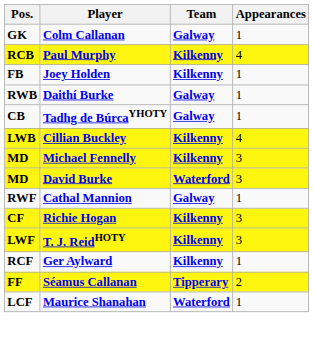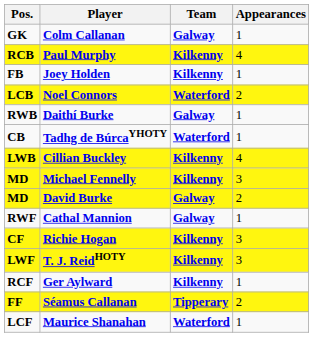+ row: (80, 94)
(194, 116) Galway -> (201, 136) Waterford
(201, 178) Waterford -> (194, 198) Galway
(239, 178) 3 -> (239, 198) 2
